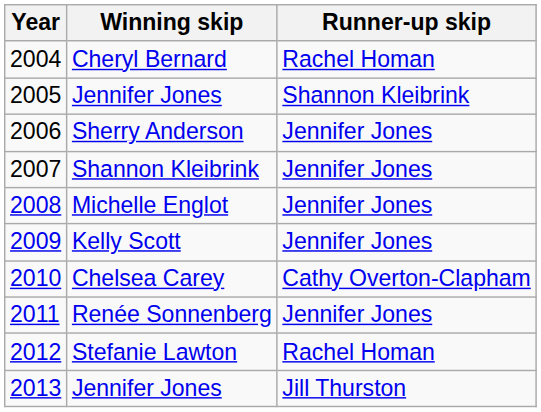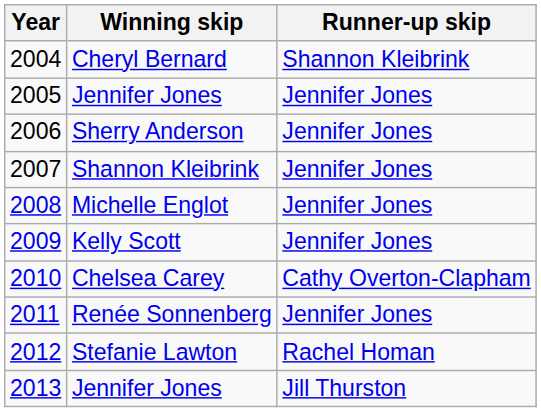(359, 59) Rachel Homan -> (376, 59) Shannon Kleibrink
(376, 95) Shannon Kleibrink -> (357, 95) Jennifer Jones
